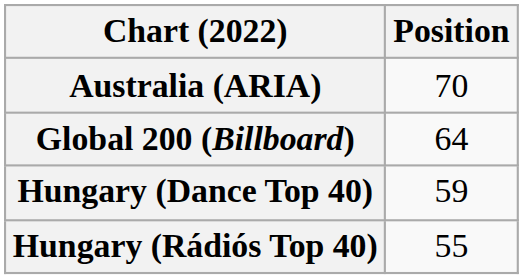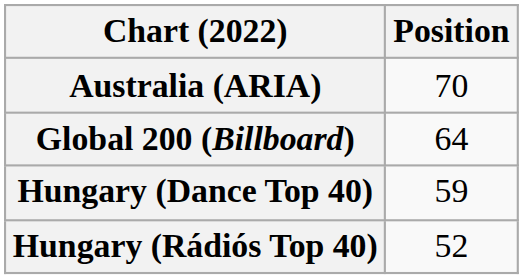(451, 245) 55 -> (451, 245) 52
